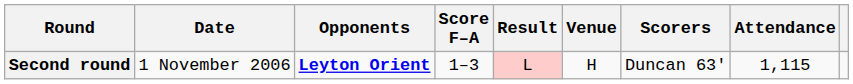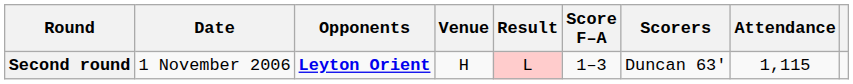columns swapped: (592, 28) <-> (464, 28)
